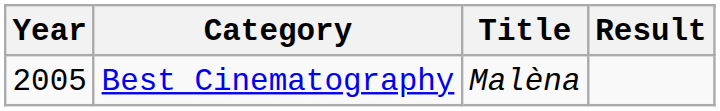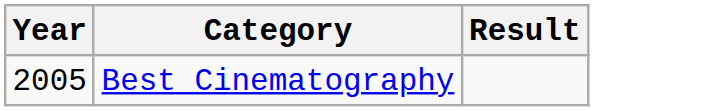- column: (525, 30)
